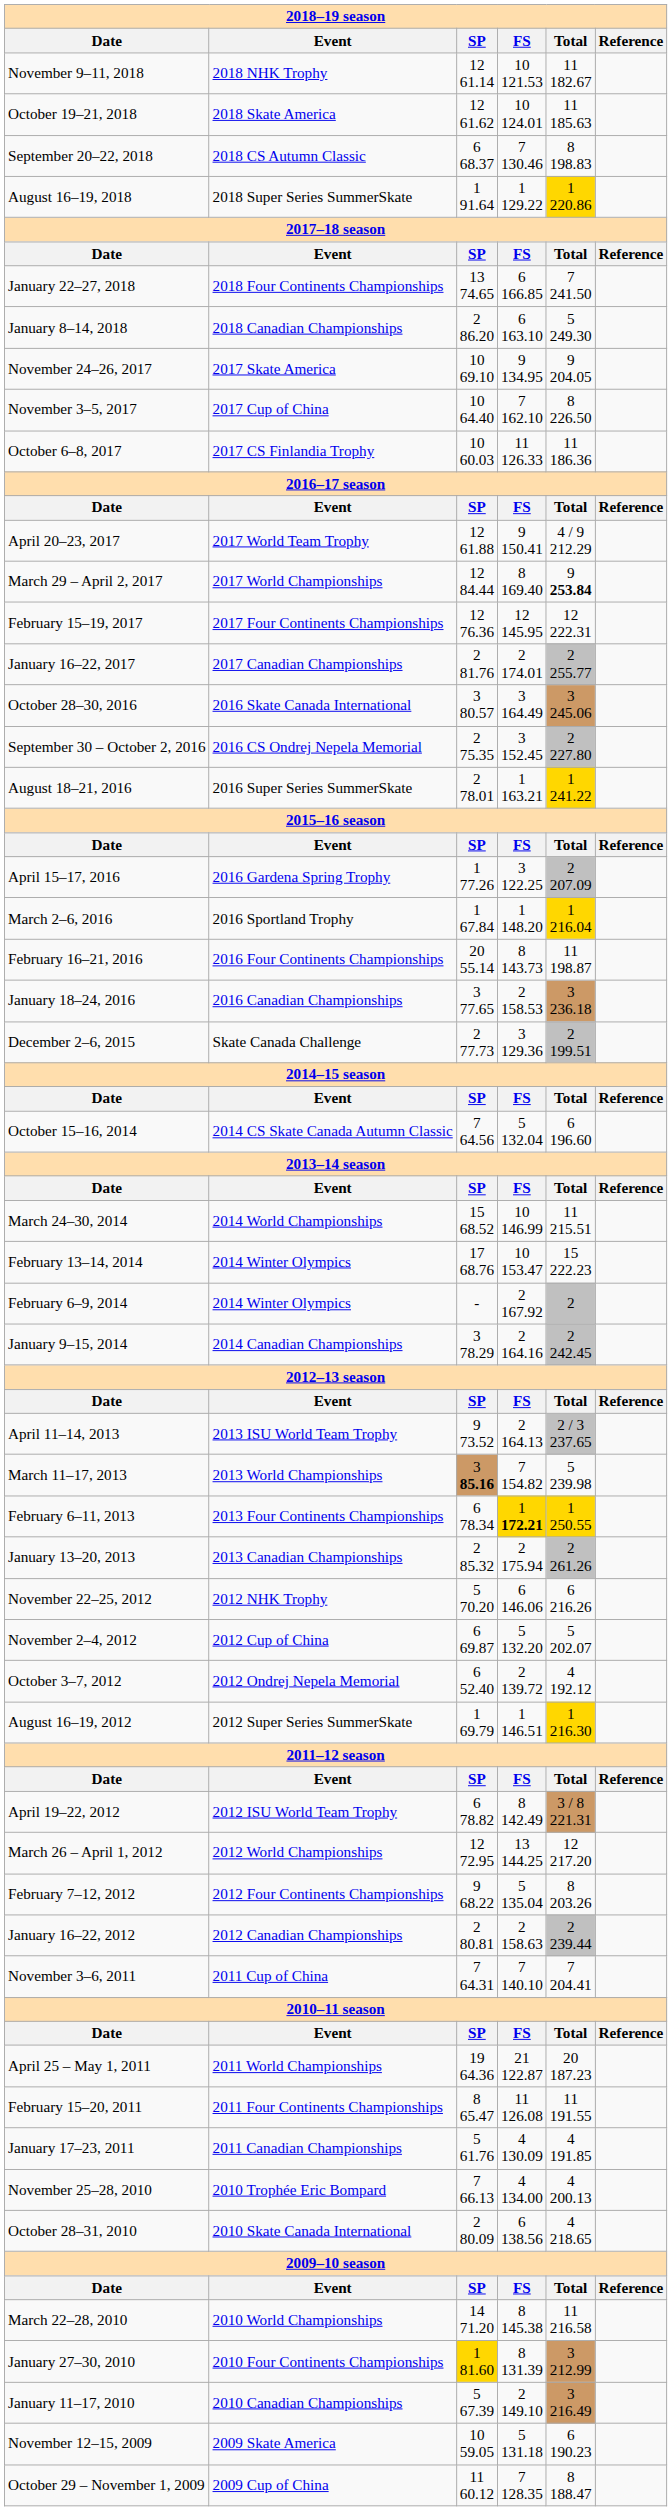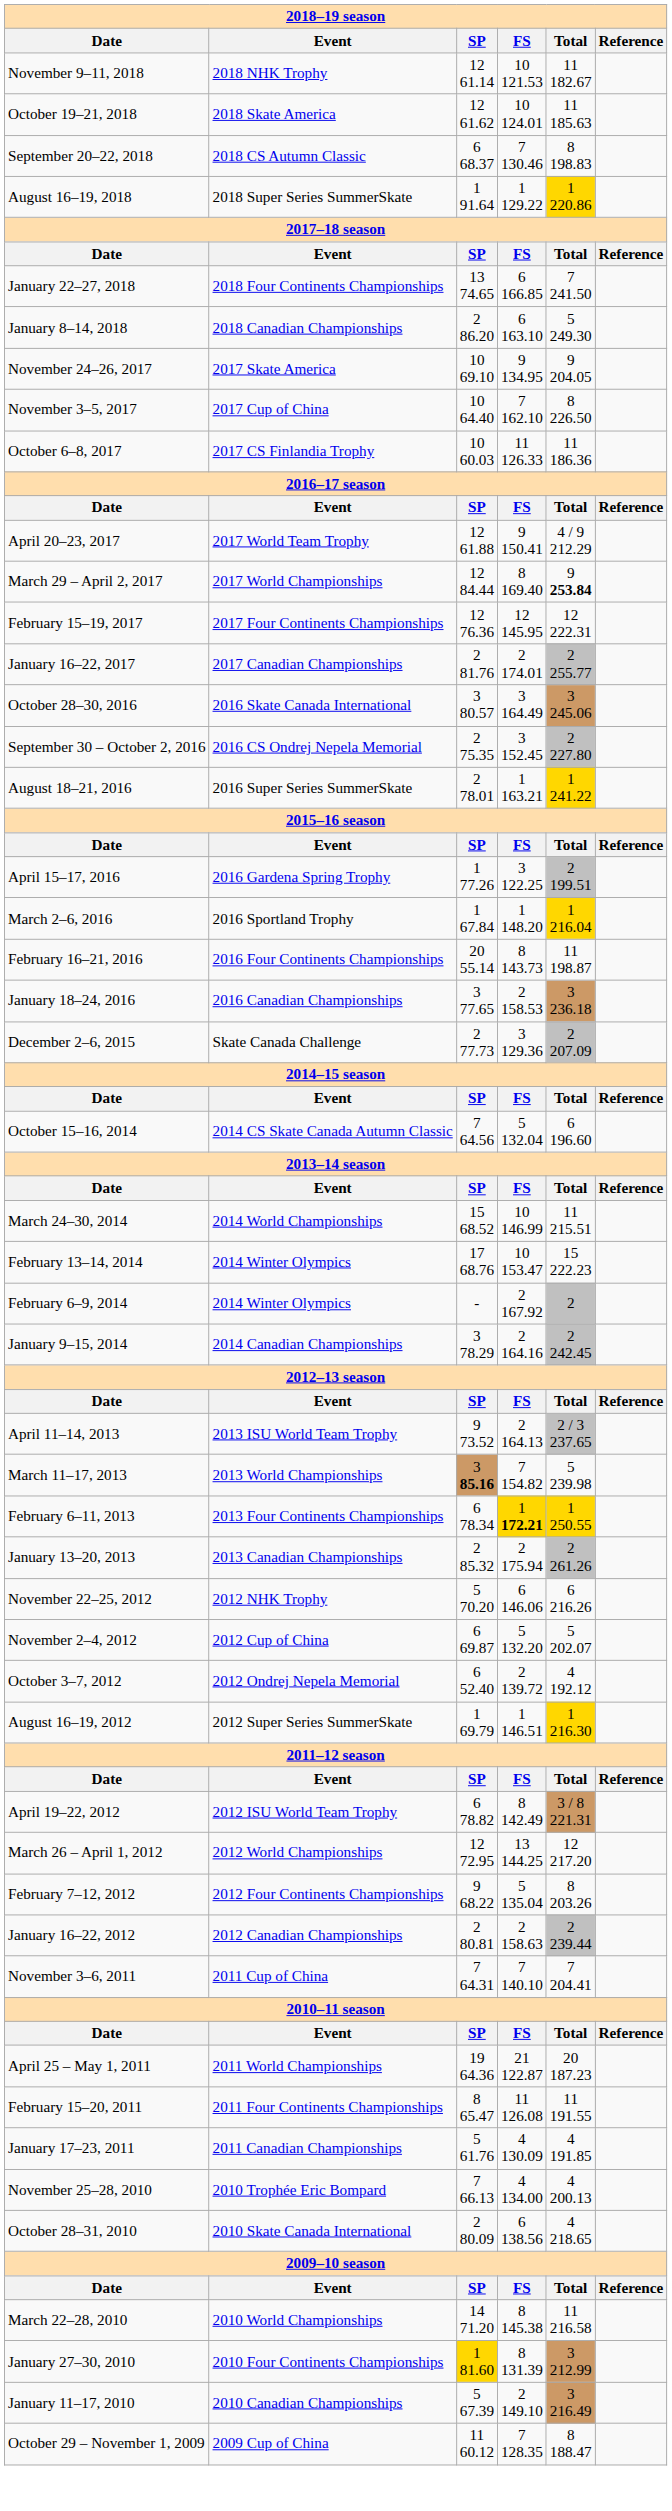(571, 877) 2 207.09 -> (571, 877) 2 199.51
(571, 1042) 2 199.51 -> (571, 1042) 2 207.09
- row: (80, 2443)
